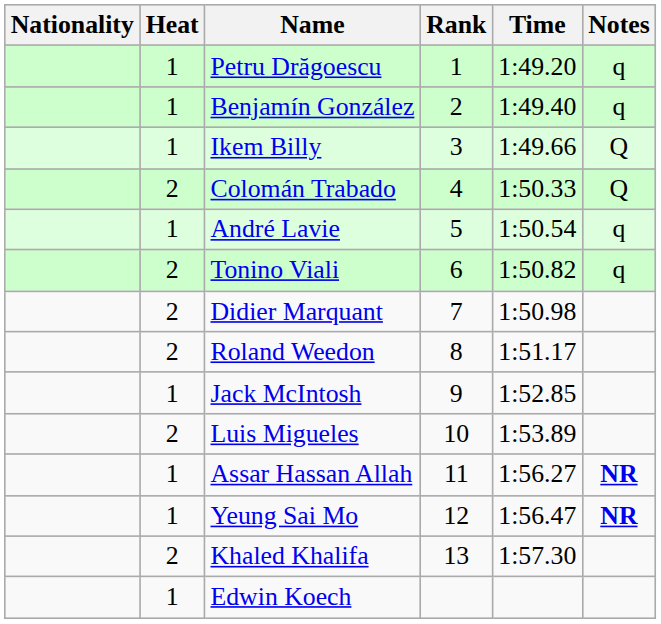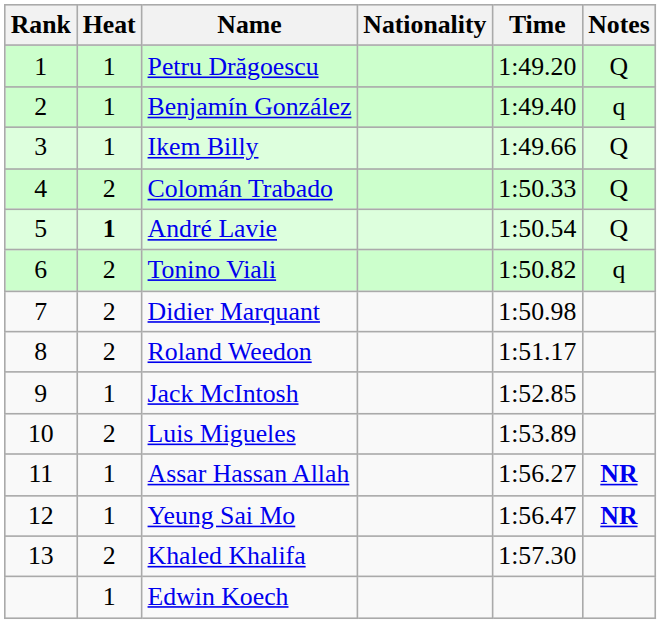columns swapped: (456, 24) <-> (72, 24)
(619, 65) q -> (619, 65) Q
(172, 229) normal -> (109, 229) bold
(619, 229) q -> (619, 229) Q
